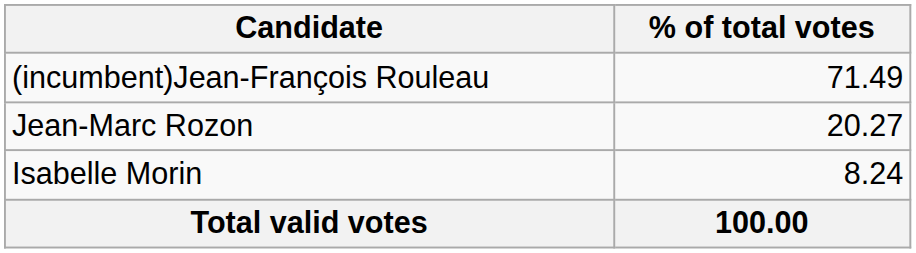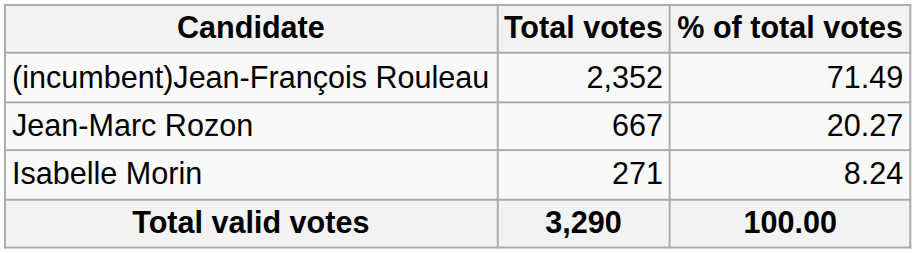+ column: (583, 28)
